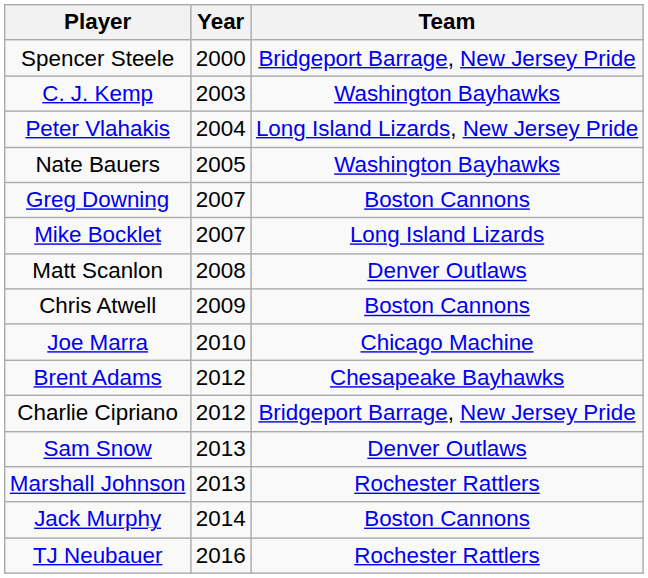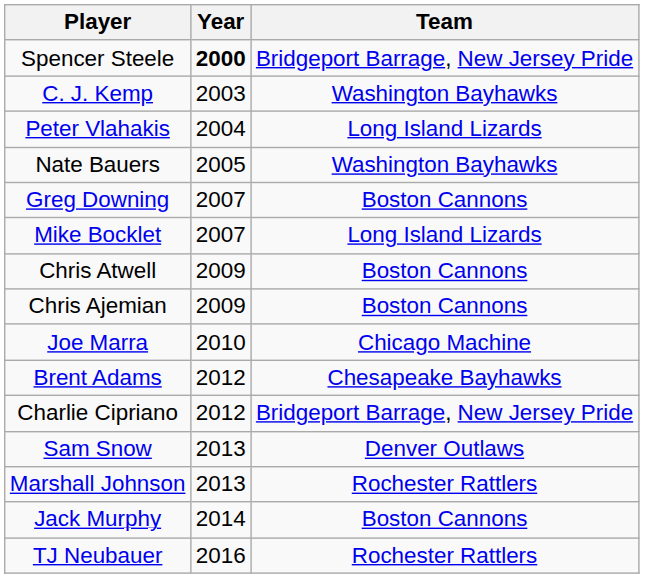(221, 57) normal -> (221, 57) bold
(447, 128) Long Island Lizards, New Jersey Pride -> (445, 128) Long Island Lizards
- row: (98, 270)
+ row: (98, 306)
